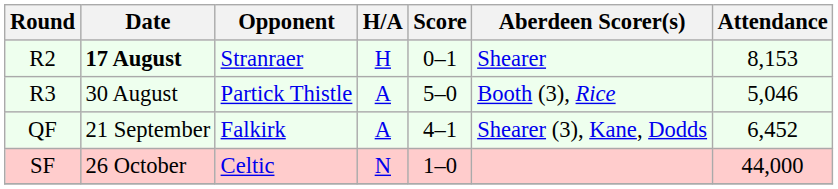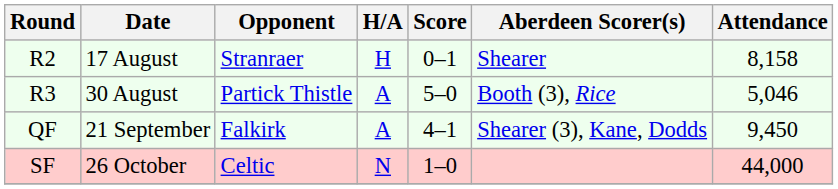(133, 58) bold -> (132, 58) normal
(773, 58) 8,153 -> (773, 58) 8,158
(773, 129) 6,452 -> (773, 129) 9,450
